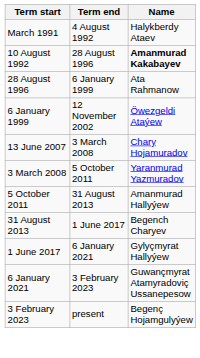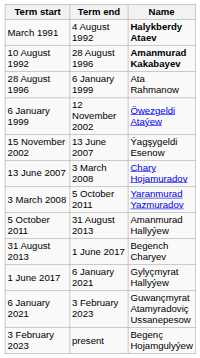(154, 32) normal -> (156, 32) bold
+ row: (36, 147)
